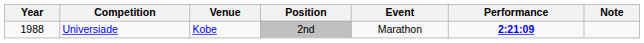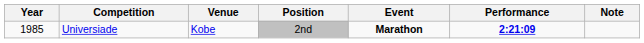(32, 30) 1988 -> (32, 30) 1985
(400, 30) normal -> (399, 30) bold
